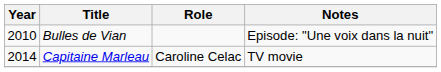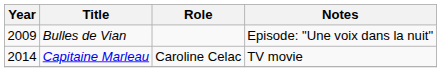(22, 35) 2010 -> (22, 35) 2009
